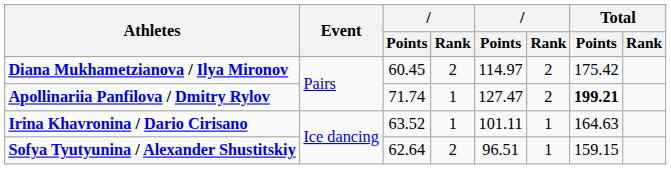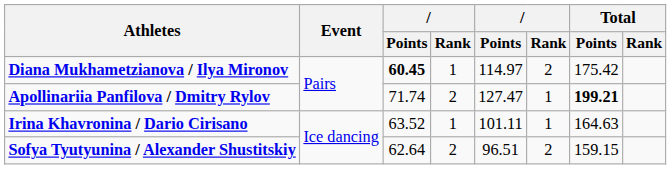(407, 70) normal -> (407, 70) bold
(453, 70) 2 -> (453, 70) 1
(453, 97) 1 -> (453, 97) 2
(548, 97) 2 -> (548, 97) 1
(548, 151) 1 -> (548, 151) 2
